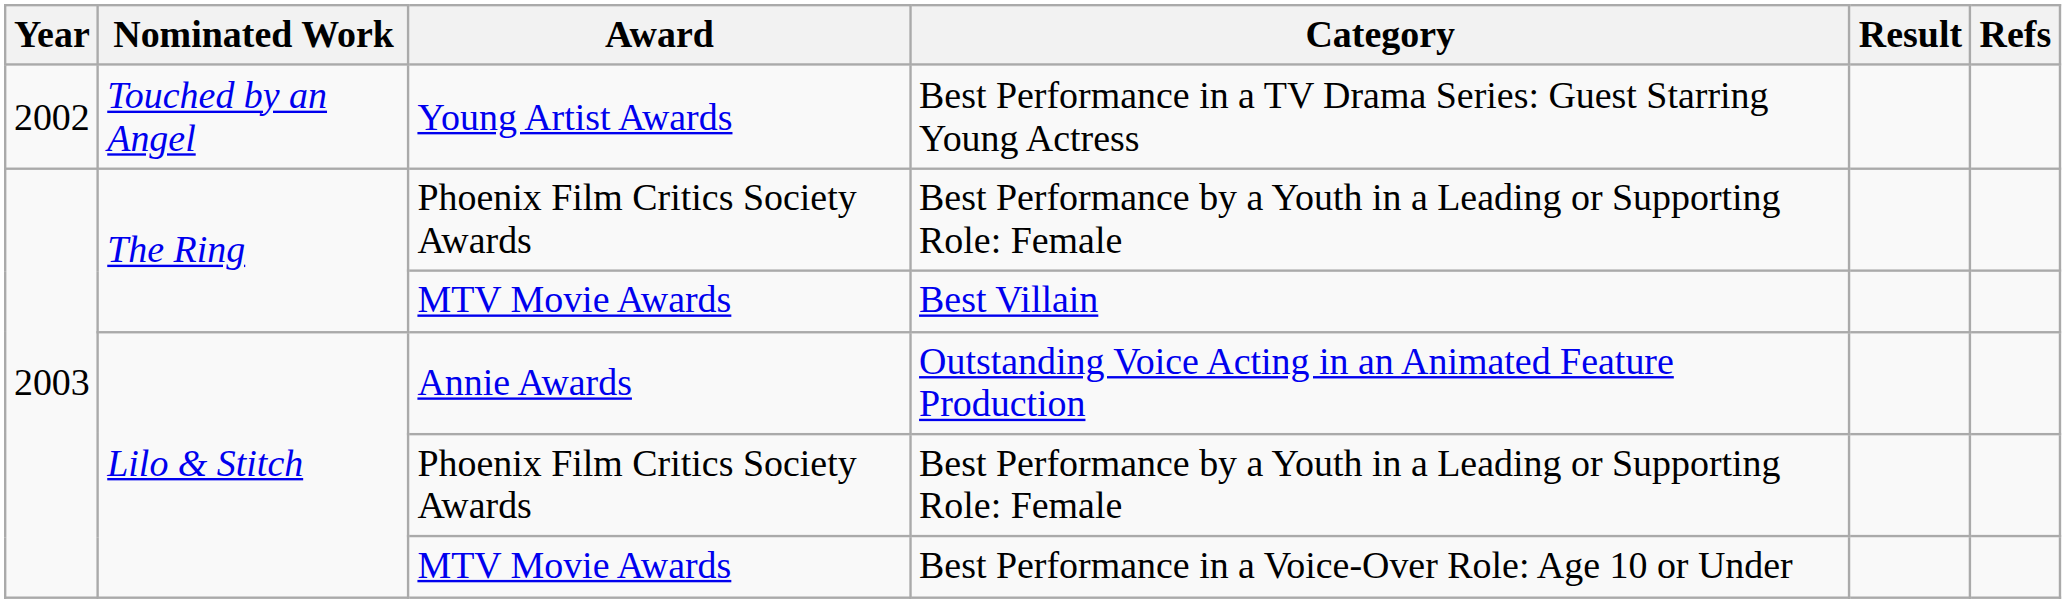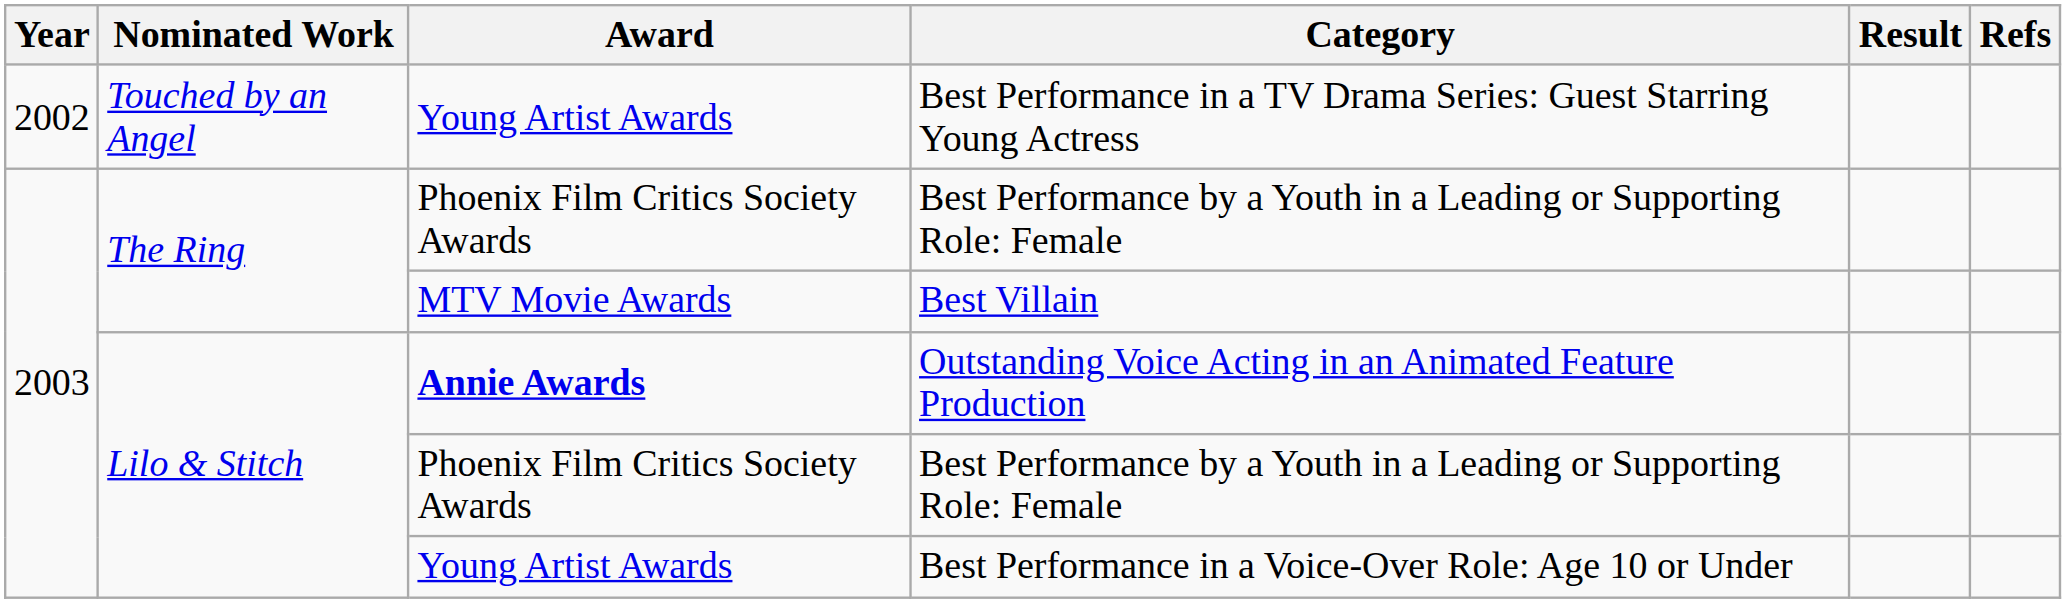(525, 381) normal -> (531, 381) bold
(574, 566) MTV Movie Awards -> (575, 566) Young Artist Awards
